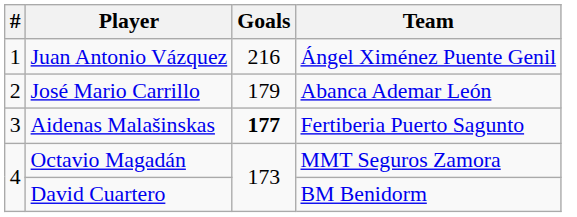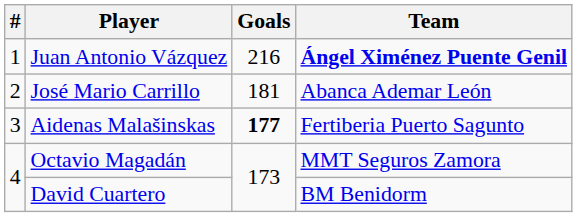(428, 56) normal -> (434, 56) bold
(264, 90) 179 -> (264, 90) 181
